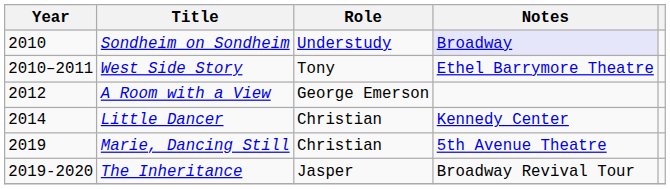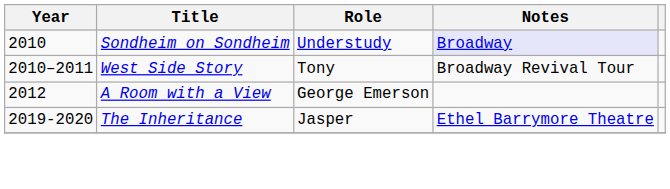(545, 69) Ethel Barrymore Theatre -> (536, 69) Broadway Revival Tour
- row: (162, 120)
- row: (195, 146)
(536, 171) Broadway Revival Tour -> (545, 120) Ethel Barrymore Theatre
